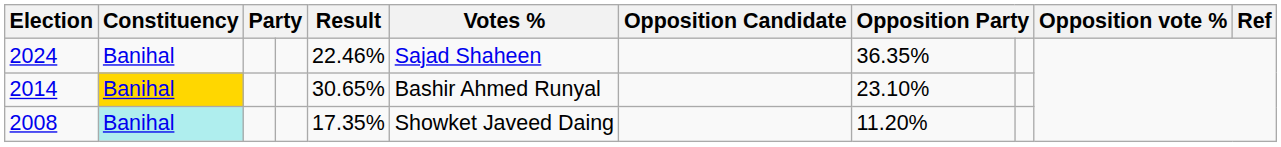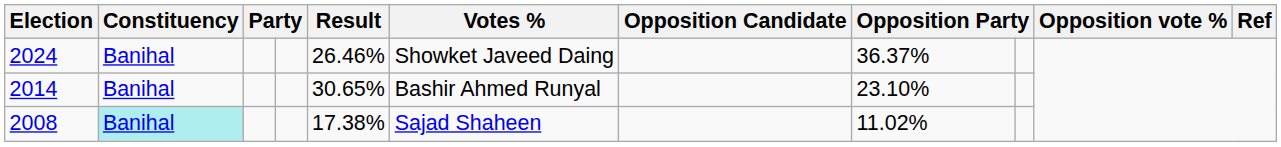(348, 55) 22.46% -> (348, 55) 26.46%
(468, 55) Sajad Shaheen -> (504, 55) Showket Javeed Daing
(893, 55) 36.35% -> (893, 55) 36.37%
(139, 89) gold background -> (139, 89) no background
(348, 123) 17.35% -> (348, 123) 17.38%
(504, 123) Showket Javeed Daing -> (468, 123) Sajad Shaheen
(892, 123) 11.20% -> (892, 123) 11.02%
